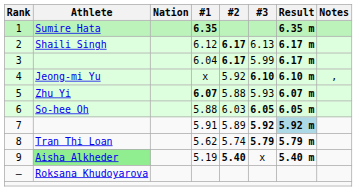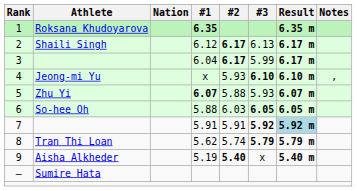(68, 29) Sumire Hata -> (92, 29) Roksana Khudoyarova
(234, 77) 5.92 -> (234, 77) 5.93
(234, 125) 5.89 -> (234, 125) 5.91
(77, 157) lightgreen background -> (77, 157) no background
(92, 173) Roksana Khudoyarova -> (68, 173) Sumire Hata
